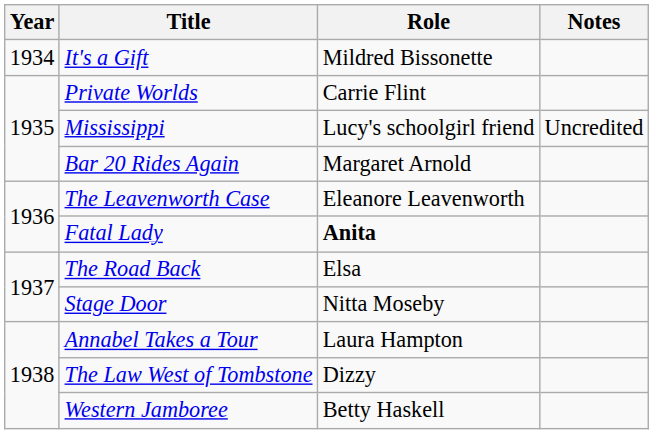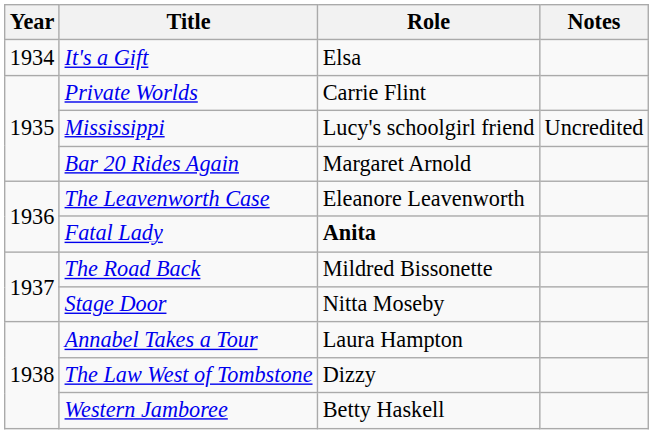(408, 57) Mildred Bissonette -> (342, 57) Elsa
(342, 269) Elsa -> (408, 269) Mildred Bissonette
